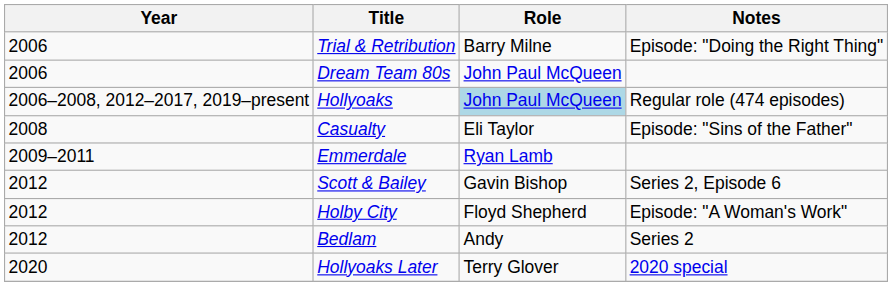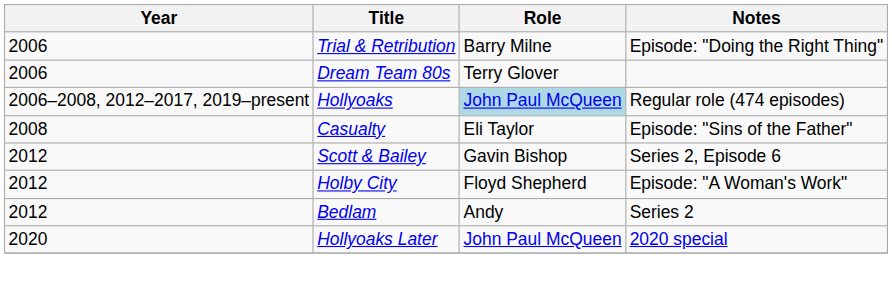(543, 73) John Paul McQueen -> (511, 73) Terry Glover
- row: (362, 156)
(511, 267) Terry Glover -> (543, 239) John Paul McQueen
